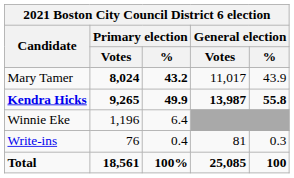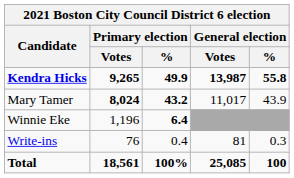rows swapped: (47, 99) <-> (40, 78)
(179, 120) normal -> (179, 120) bold
